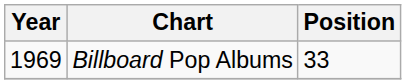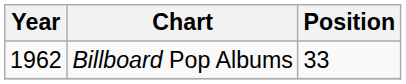(36, 59) 1969 -> (36, 59) 1962
